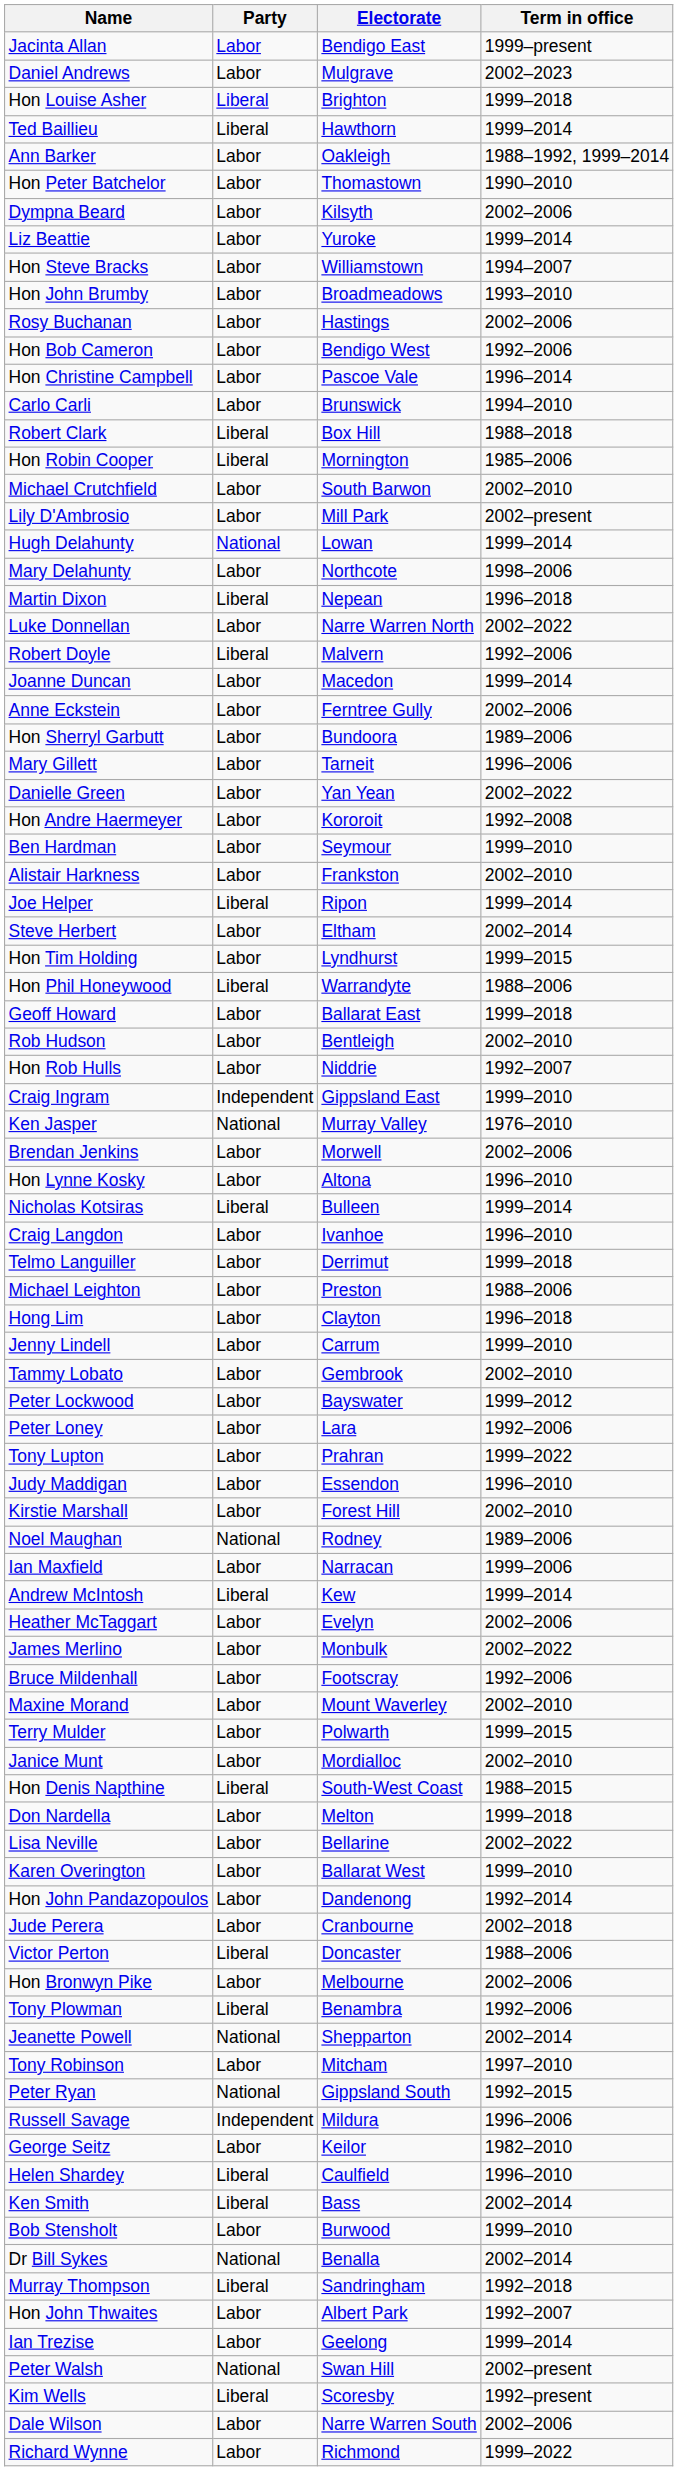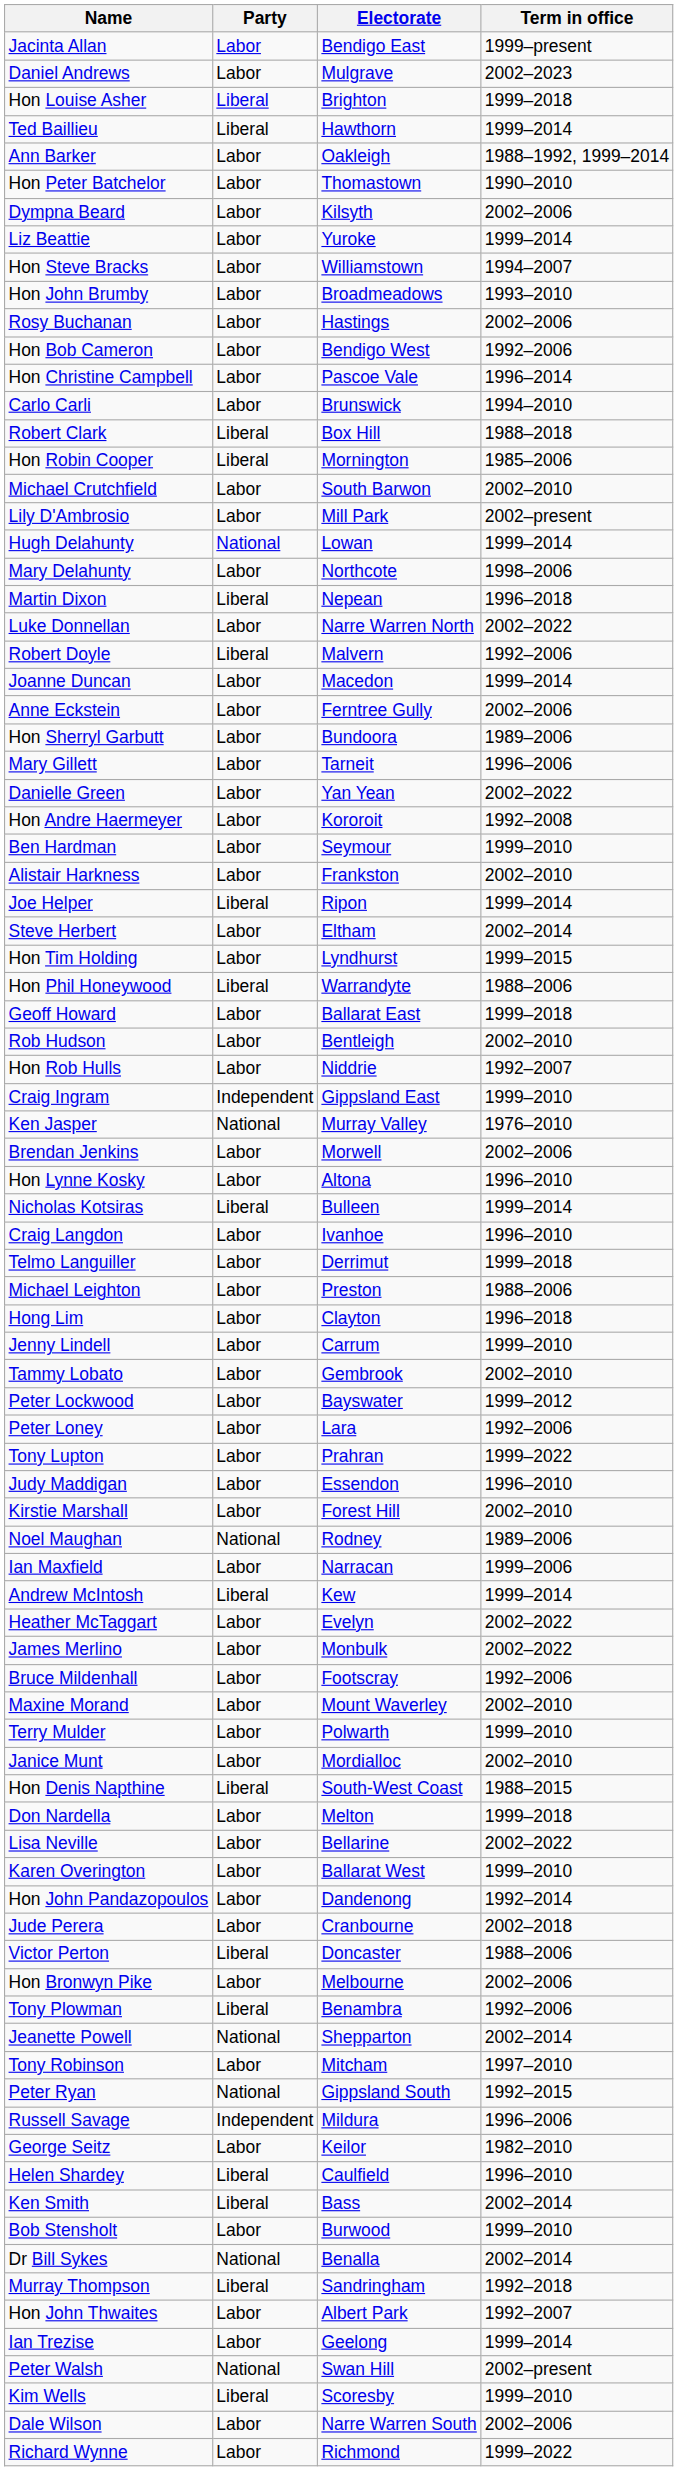(528, 1622) 2002–2006 -> (528, 1622) 2002–2022
(528, 1733) 1999–2015 -> (528, 1733) 1999–2010
(538, 2396) 1992–present -> (528, 2396) 1999–2010
